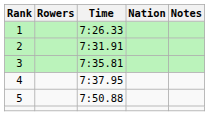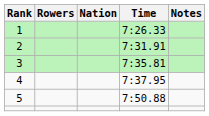columns swapped: (147, 13) <-> (101, 13)
